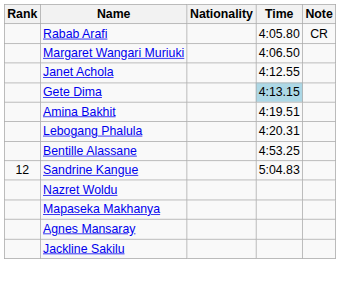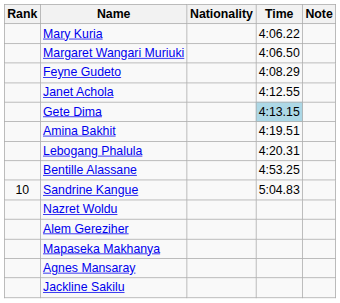- row: (75, 33)
+ row: (73, 33)
+ row: (82, 72)
(22, 170) 12 -> (22, 190) 10
+ row: (86, 229)
